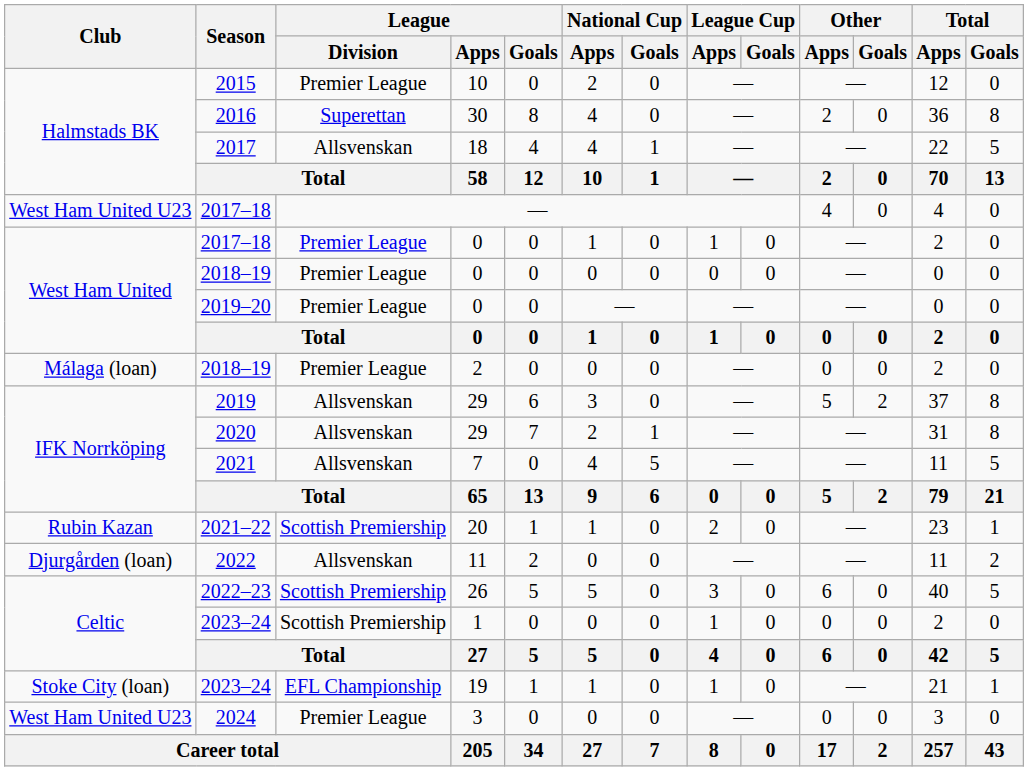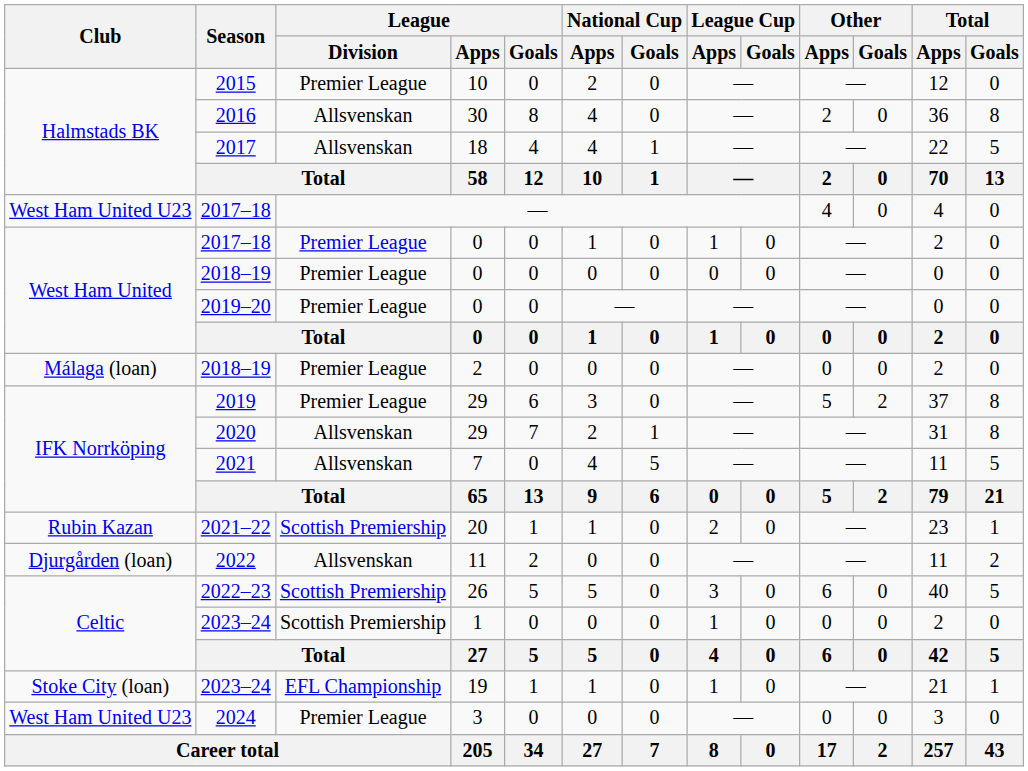(363, 115) Superettan -> (363, 115) Allsvenskan
(363, 400) Allsvenskan -> (363, 400) Premier League
